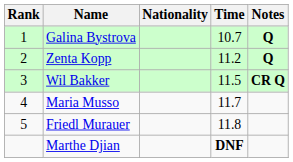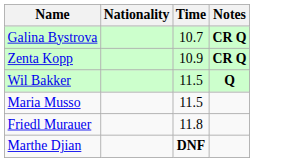- column: (24, 15)
(268, 37) Q -> (230, 37) CR Q
(229, 59) 11.2 -> (191, 59) 10.9
(268, 59) Q -> (230, 59) CR Q
(268, 80) CR Q -> (230, 80) Q
(229, 102) 11.7 -> (191, 102) 11.5
